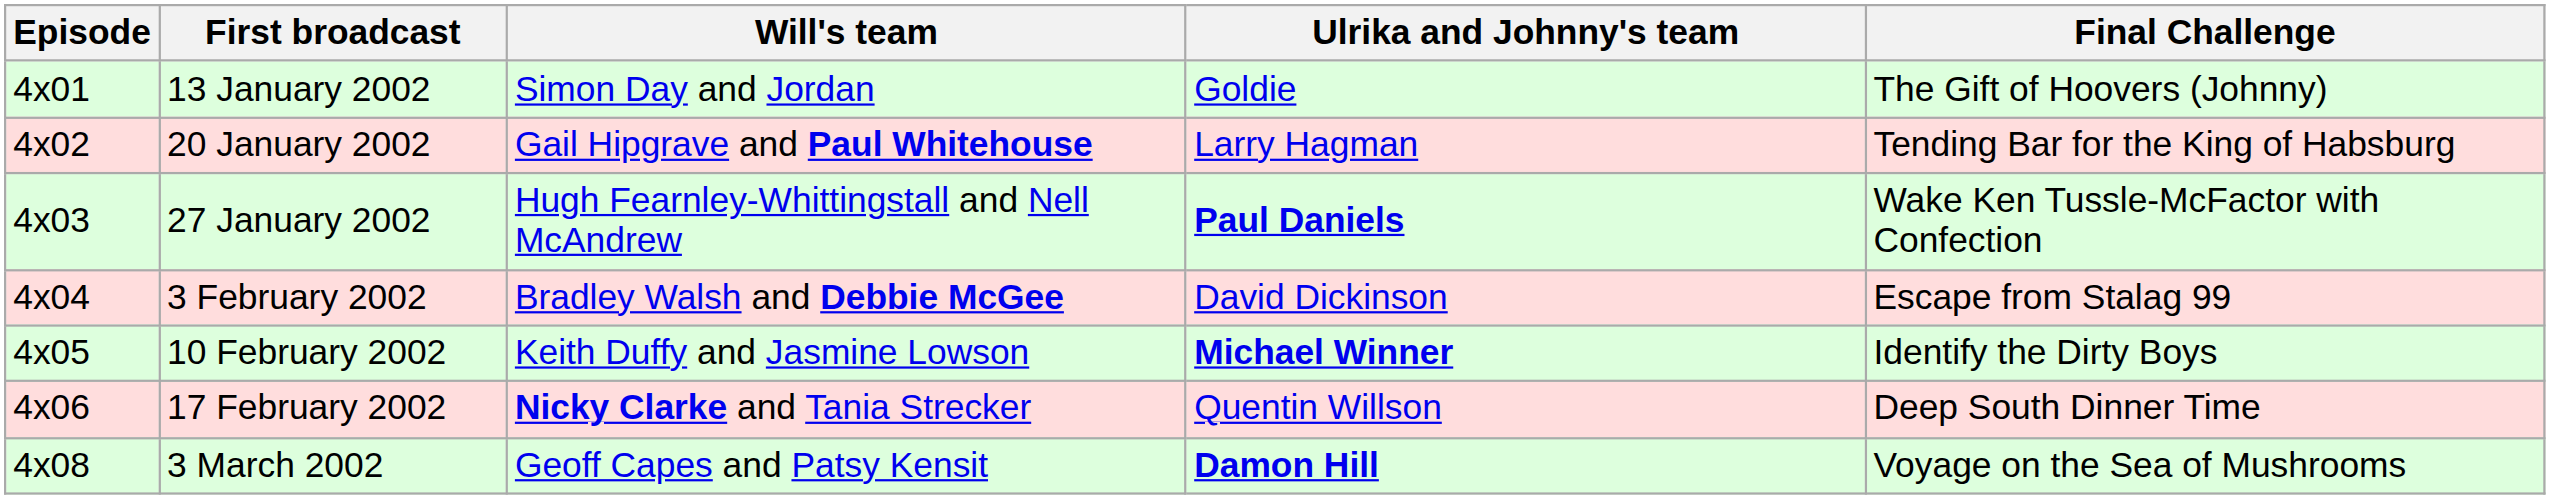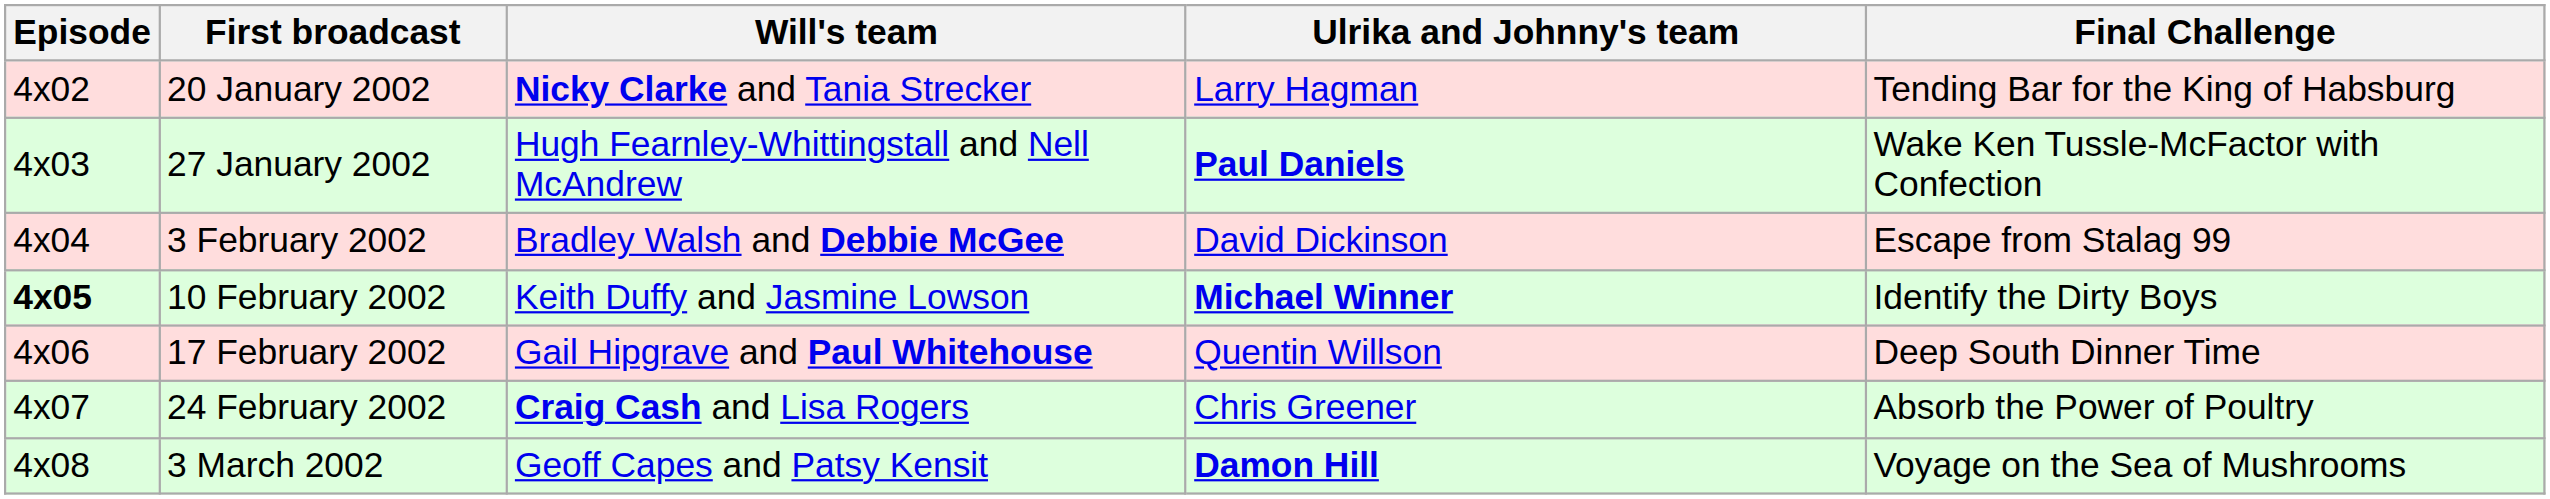- row: (299, 88)
(804, 144) Gail Hipgrave and Paul Whitehouse -> (773, 88) Nicky Clarke and Tania Strecker
(52, 352) normal -> (53, 296) bold
(773, 408) Nicky Clarke and Tania Strecker -> (804, 352) Gail Hipgrave and Paul Whitehouse
+ row: (307, 408)
